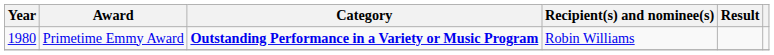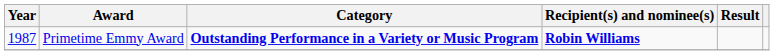(22, 38) 1980 -> (22, 38) 1987
(590, 38) normal -> (592, 38) bold
